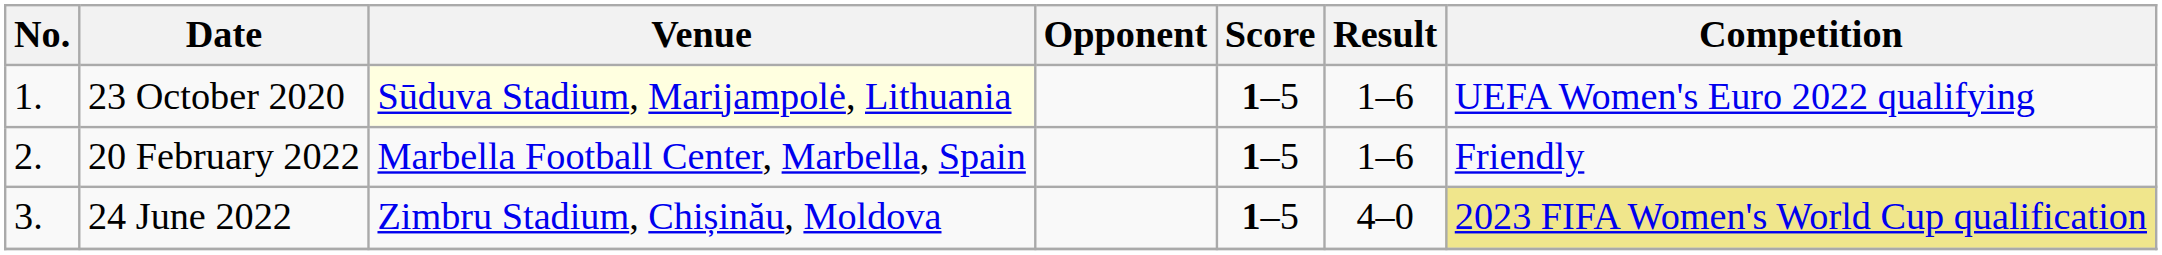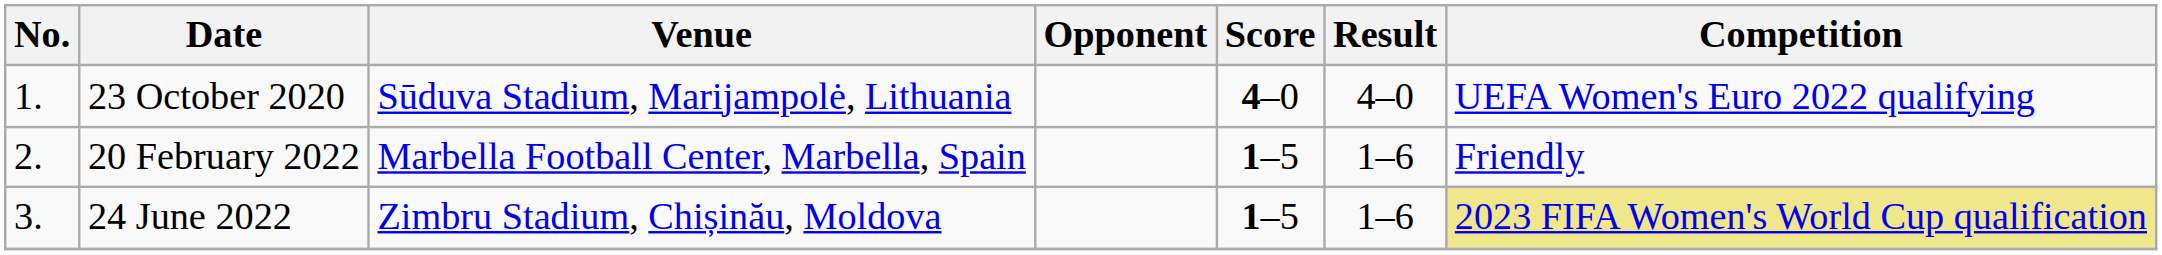(695, 95) lightyellow background -> (695, 95) no background
(1270, 95) 1–5 -> (1270, 95) 4–0
(1385, 95) 1–6 -> (1385, 95) 4–0
(1385, 216) 4–0 -> (1385, 216) 1–6
